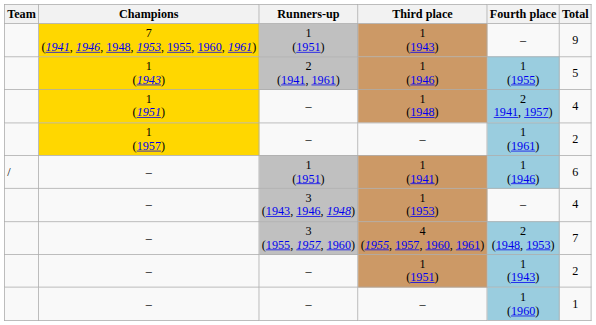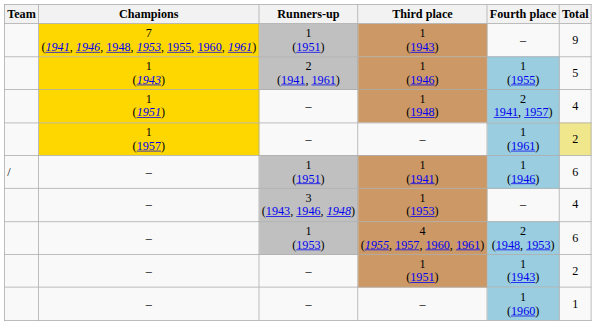(575, 139) no background -> (575, 139) khaki background
(308, 238) 3 (1955, 1957, 1960) -> (308, 238) 1 (1953)
(575, 238) 7 -> (575, 238) 6
